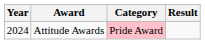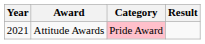(18, 30) 2024 -> (18, 30) 2021
